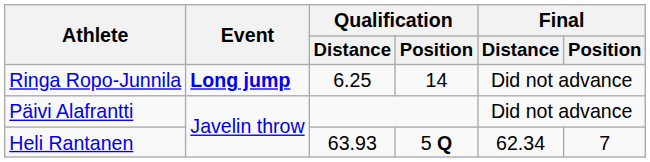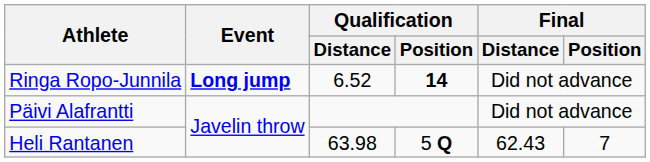(352, 81) 6.25 -> (352, 81) 6.52
(436, 81) normal -> (436, 81) bold
(352, 143) 63.93 -> (352, 143) 63.98
(521, 143) 62.34 -> (521, 143) 62.43
